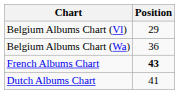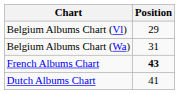(154, 47) 36 -> (154, 47) 31
